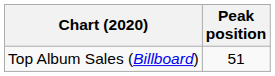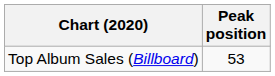(236, 58) 51 -> (236, 58) 53
